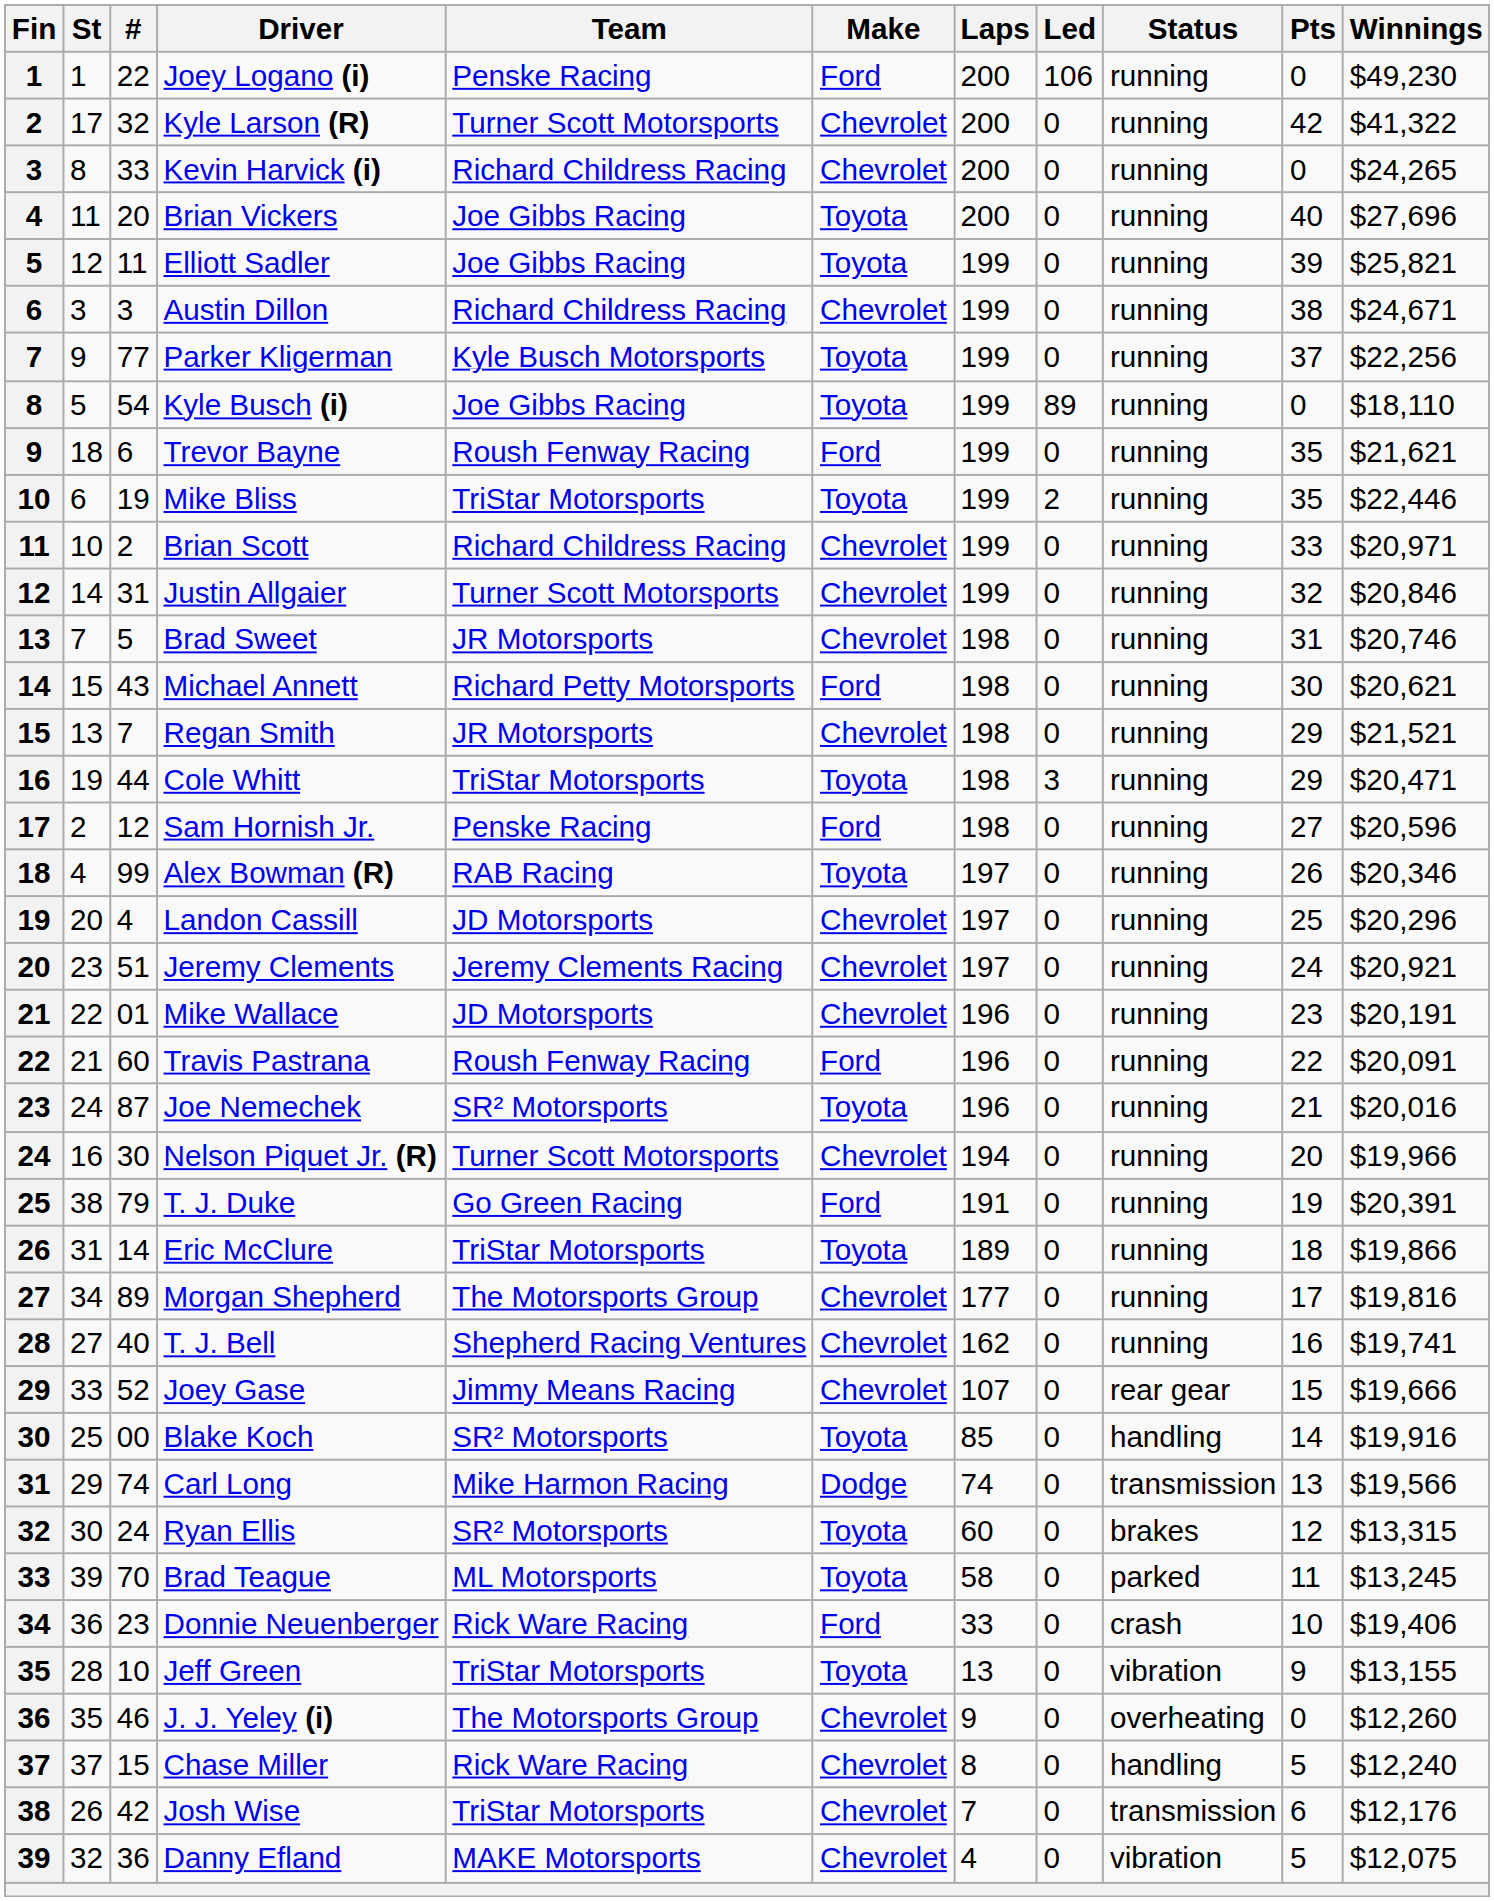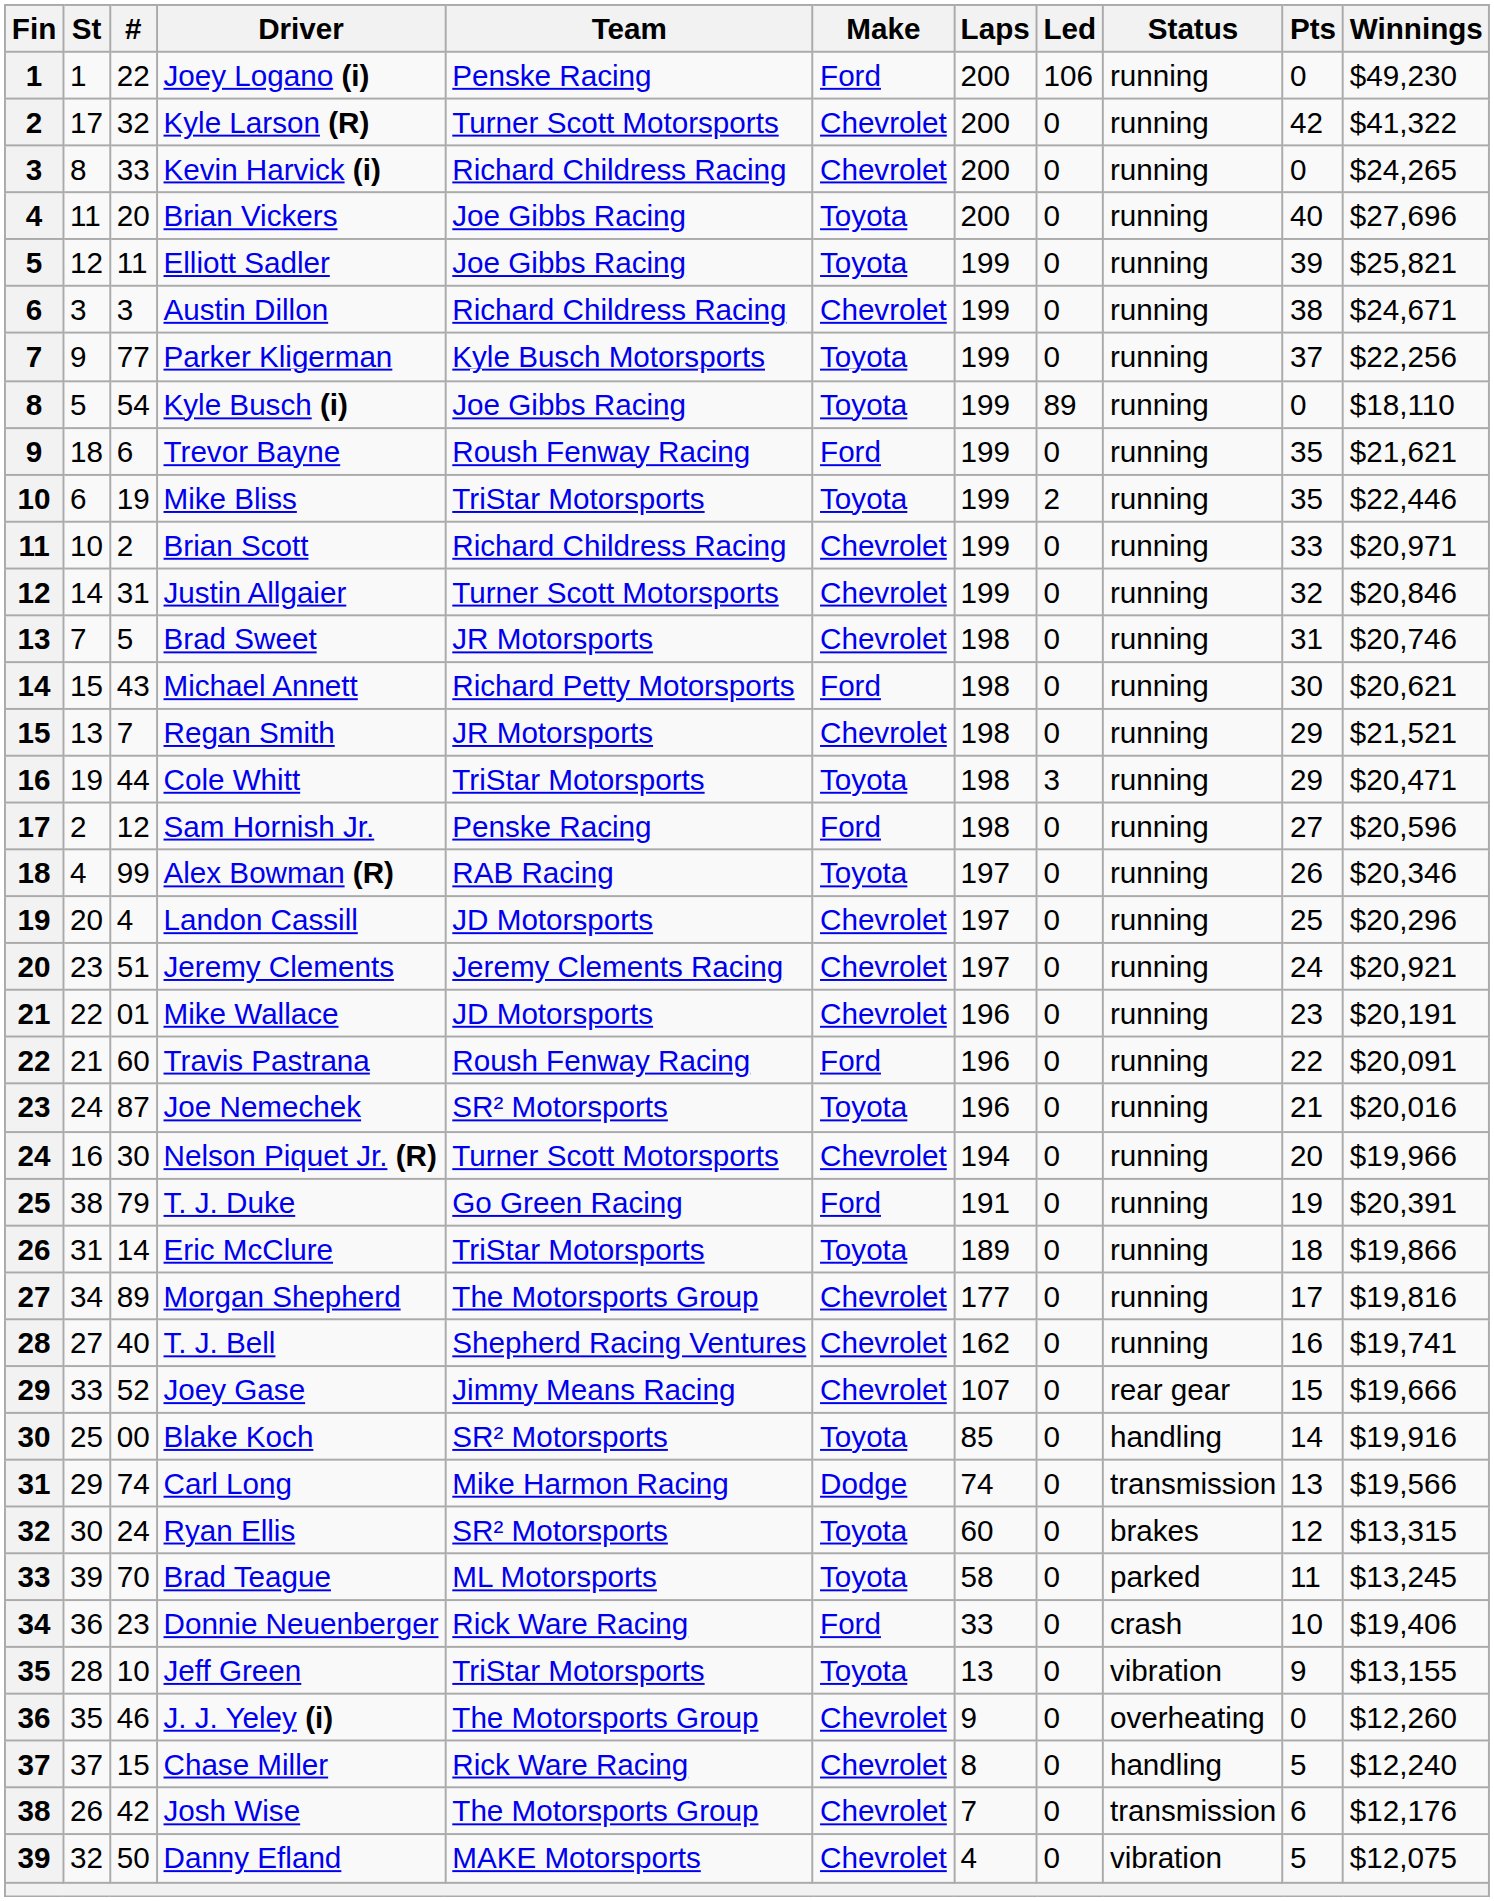(578, 1812) TriStar Motorsports -> (605, 1812) The Motorsports Group
(133, 1859) 36 -> (133, 1859) 50
